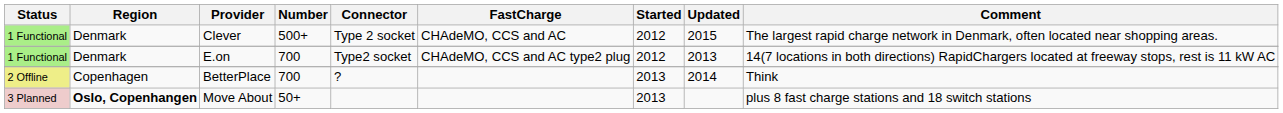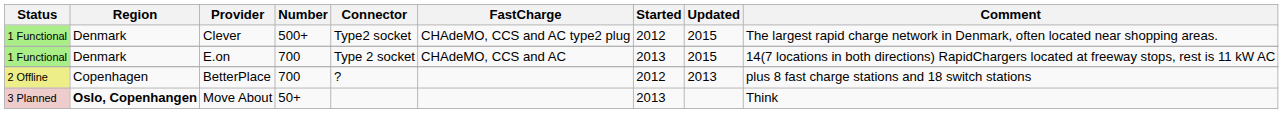(374, 35) Type 2 socket -> (373, 35) Type2 socket
(493, 35) CHAdeMO, CCS and AC -> (526, 35) CHAdeMO, CCS and AC type2 plug
(373, 56) Type2 socket -> (374, 56) Type 2 socket
(526, 56) CHAdeMO, CCS and AC type2 plug -> (493, 56) CHAdeMO, CCS and AC
(651, 56) 2012 -> (651, 56) 2013
(702, 56) 2013 -> (702, 56) 2015
(651, 77) 2013 -> (651, 77) 2012
(702, 77) 2014 -> (702, 77) 2013
(762, 77) Think -> (889, 77) plus 8 fast charge stations and 18 switch stations
(889, 98) plus 8 fast charge stations and 18 switch stations -> (762, 98) Think
